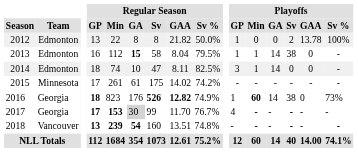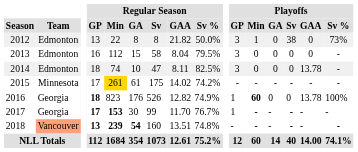(237, 40) 1 -> (237, 40) 3
(256, 40) 0 -> (256, 40) 1
(291, 40) 2 -> (291, 40) 38
(311, 40) 13.78 -> (311, 40) 0
(338, 40) 100% -> (338, 40) 73%
(136, 54) bold -> (136, 54) normal
(237, 54) 1 -> (237, 54) 3
(256, 54) 1 -> (256, 54) 0
(275, 54) 14 -> (275, 54) 0
(291, 54) 38 -> (291, 54) 0
(256, 69) 1 -> (256, 69) 0
(275, 69) 14 -> (275, 69) 0
(311, 69) 0 -> (311, 69) 13.78
(115, 83) no background -> (115, 83) gold background
(154, 97) bold -> (154, 97) normal
(180, 97) bold -> (180, 97) normal
(273, 97) 14 -> (271, 97) 0
(291, 97) 38 -> (289, 97) 0
(302, 97) 0 -> (311, 97) 13.78
(334, 97) 73% -> (336, 97) 100%
(133, 112) lightgrey background -> (133, 112) no background
(233, 112) 4 -> (233, 112) 1
(58, 126) no background -> (58, 126) lightsalmon background
